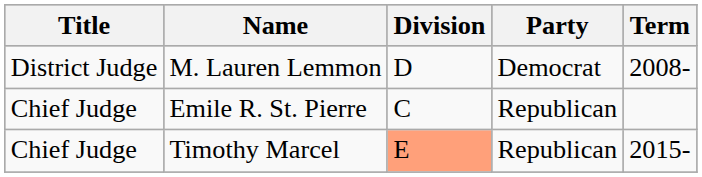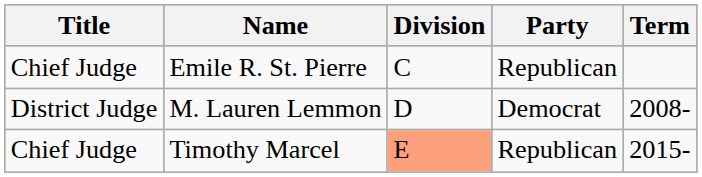rows swapped: (268, 108) <-> (275, 66)
